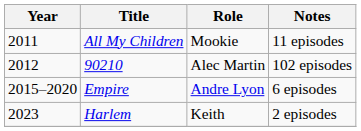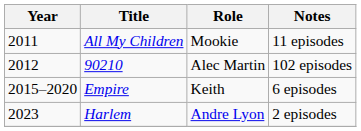(227, 89) Andre Lyon -> (208, 89) Keith
(208, 114) Keith -> (227, 114) Andre Lyon
